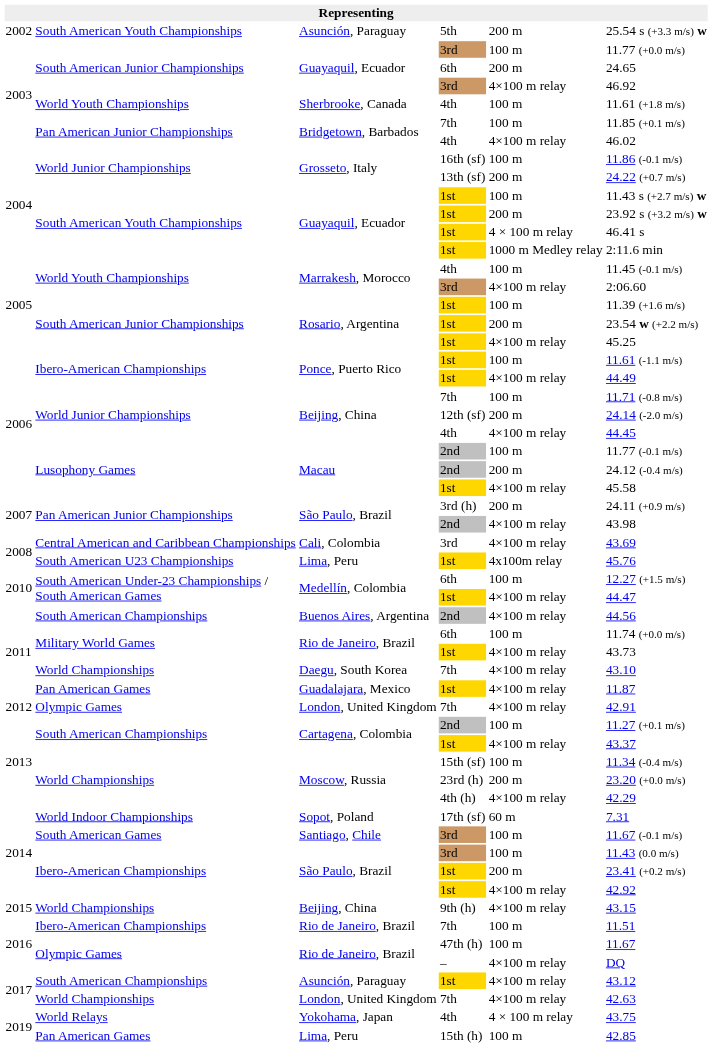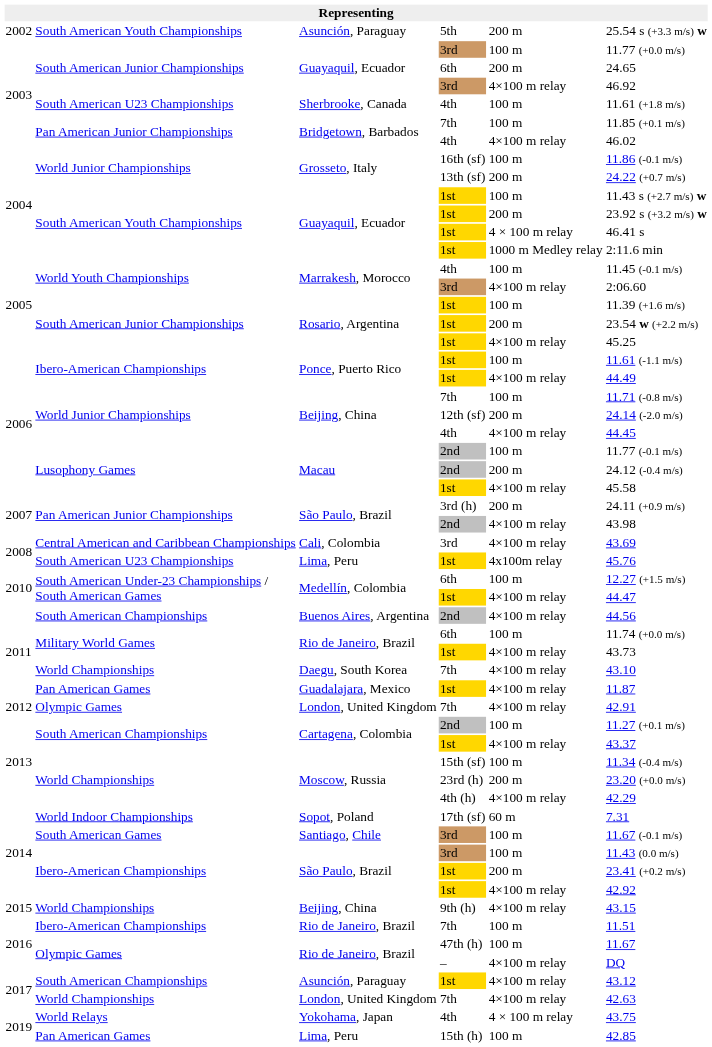(112, 104) World Youth Championships -> (134, 104) South American U23 Championships
